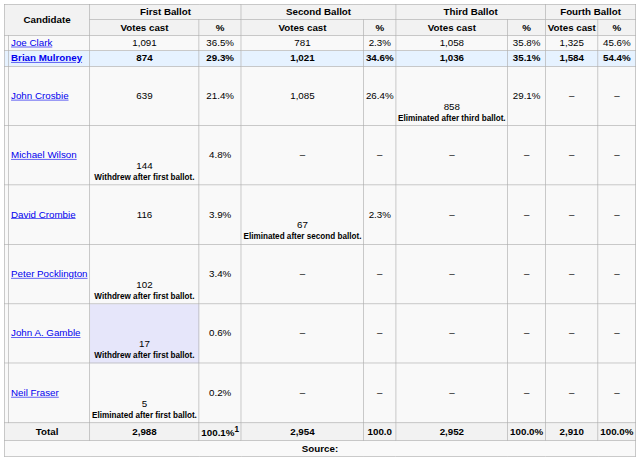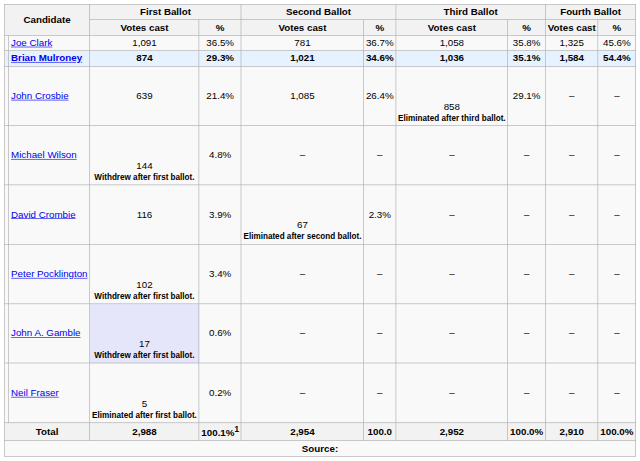(380, 43) 2.3% -> (380, 43) 36.7%
